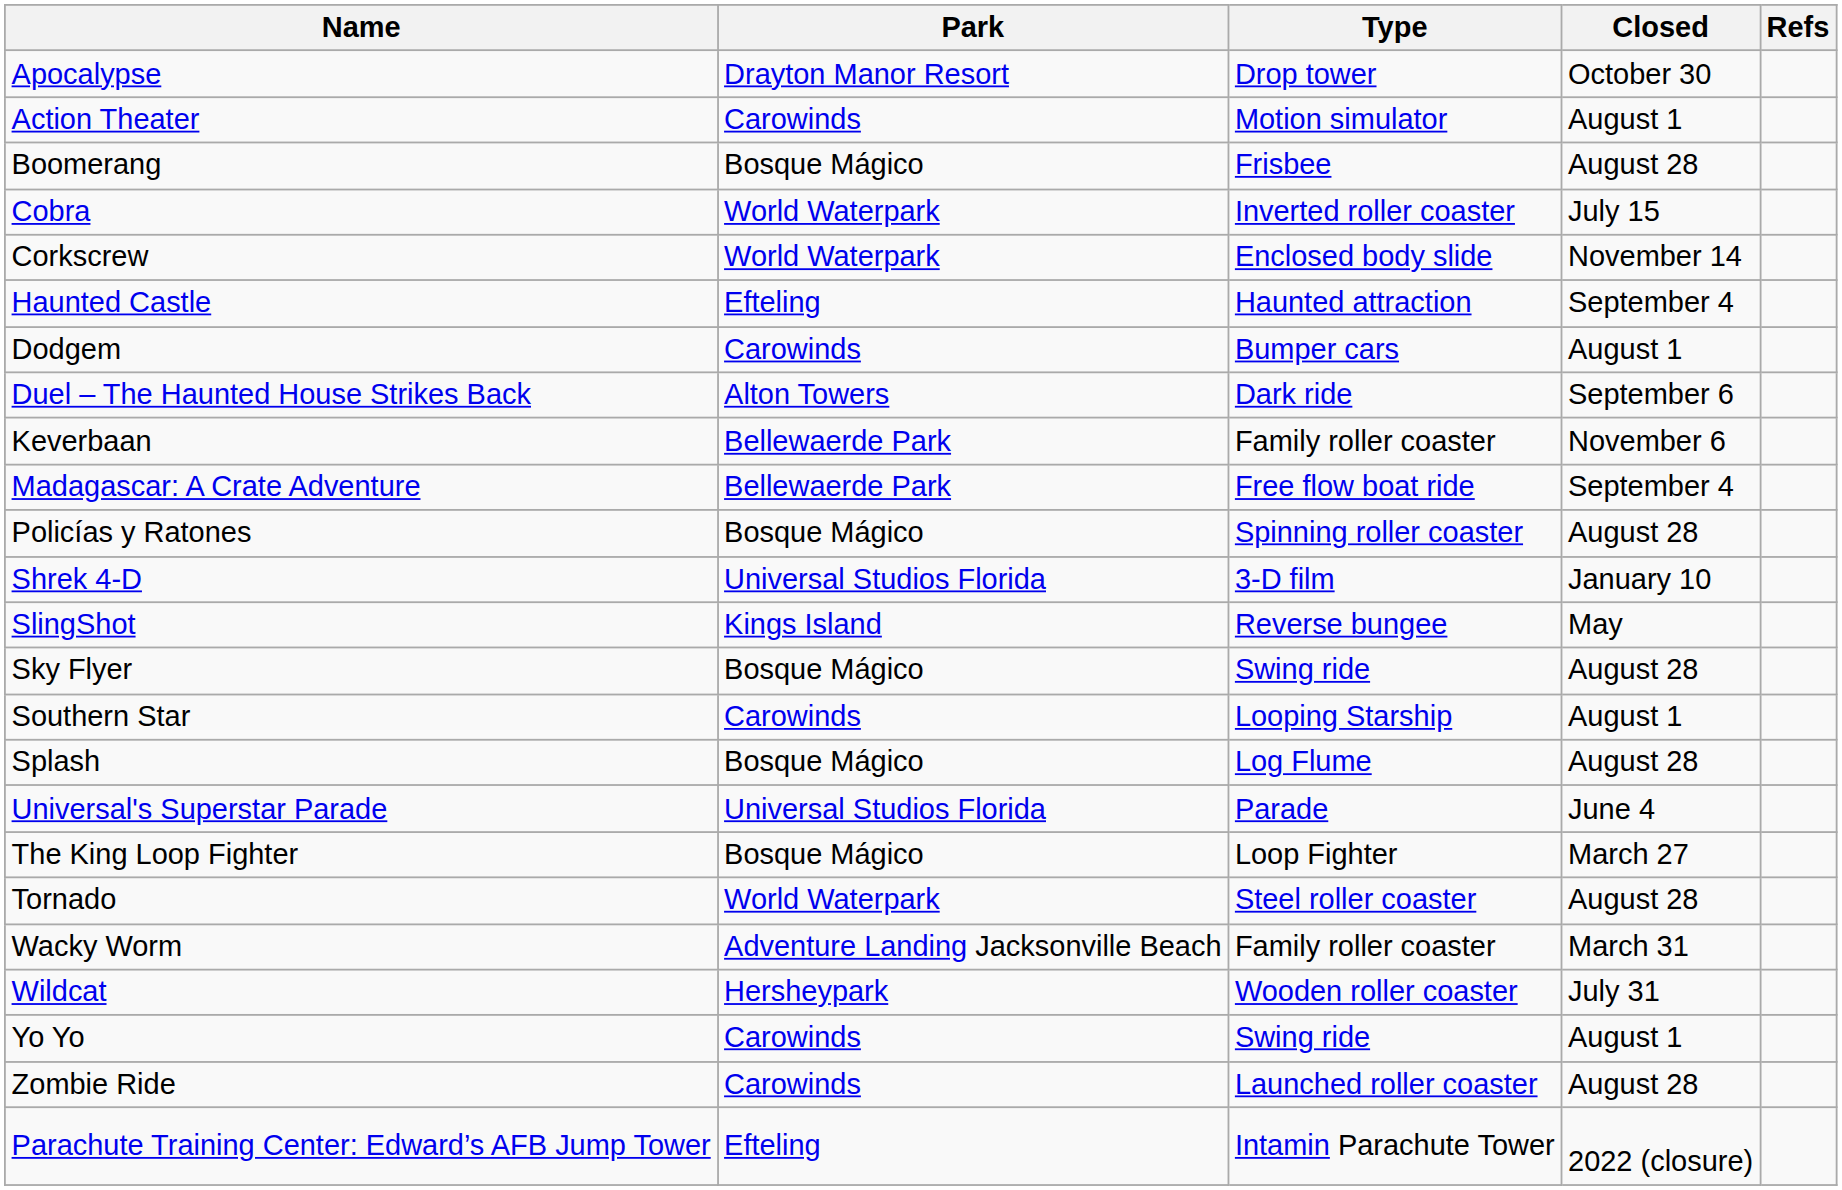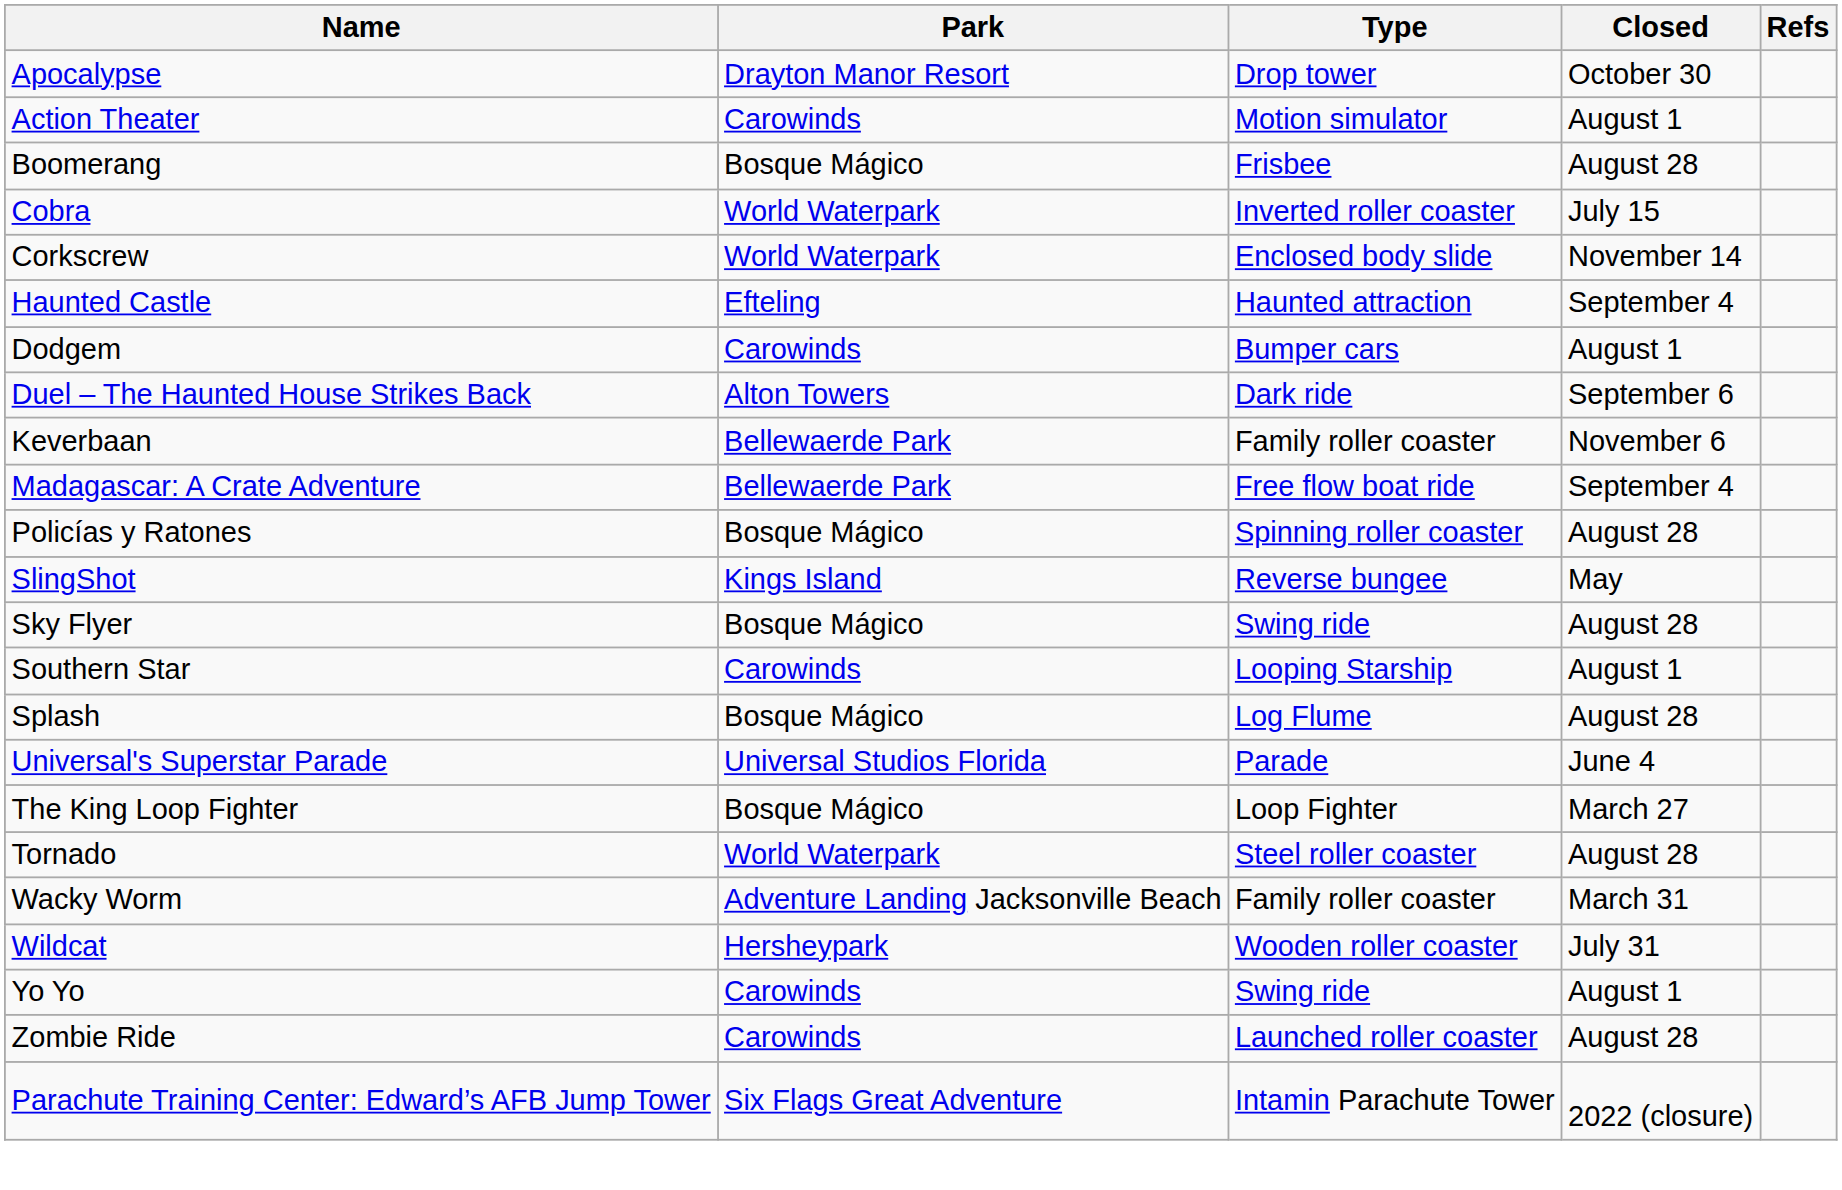- row: (77, 578)
(772, 1146) Efteling -> (893, 1100) Six Flags Great Adventure
